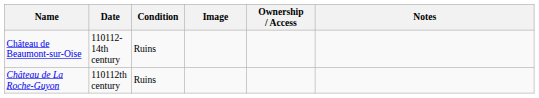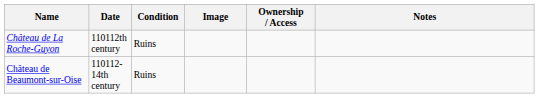rows swapped: (44, 48) <-> (35, 80)
